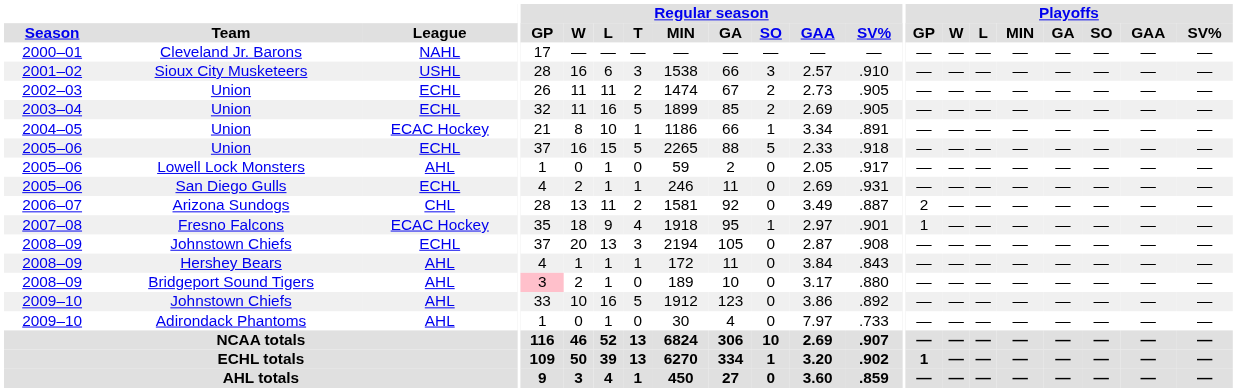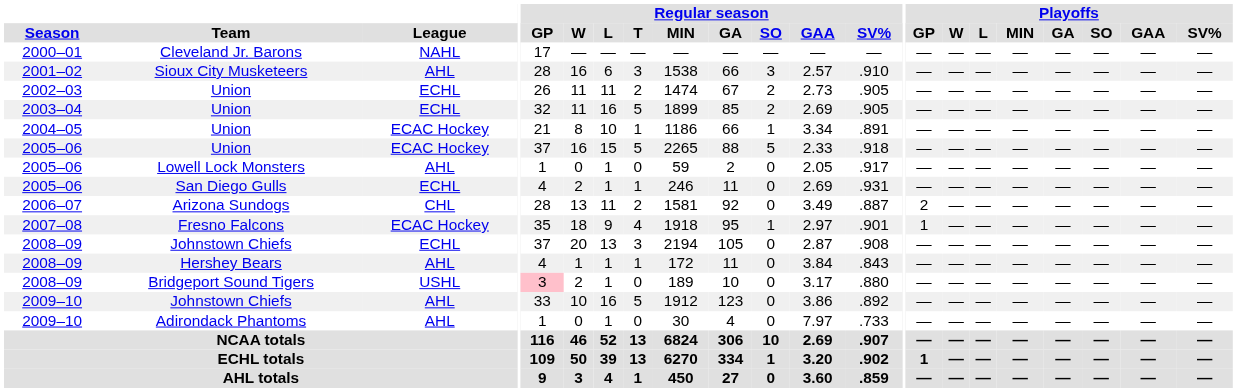(440, 71) USHL -> (440, 71) AHL
(440, 148) ECHL -> (440, 148) ECAC Hockey
(440, 282) AHL -> (440, 282) USHL
